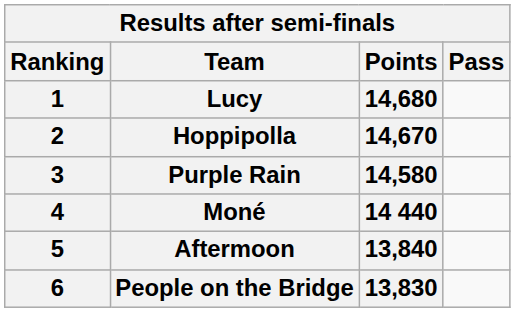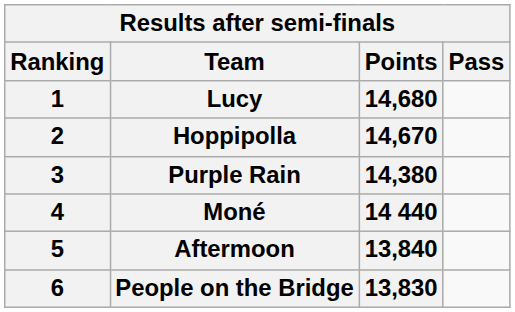(401, 174) 14,580 -> (401, 174) 14,380
